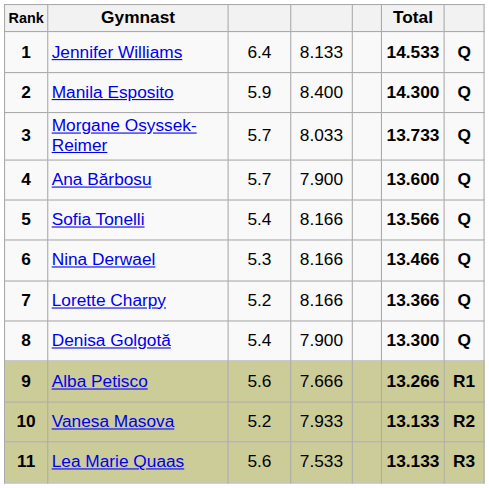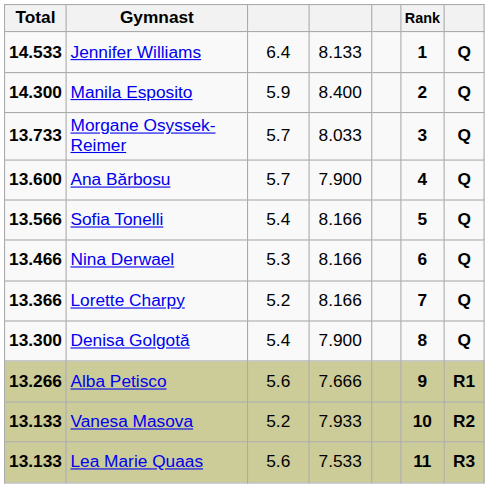columns swapped: (26, 19) <-> (413, 18)
